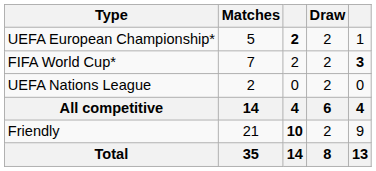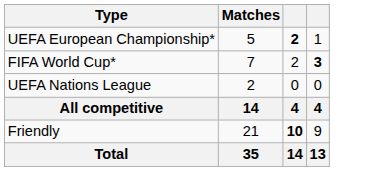- column: (327, 16)
